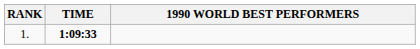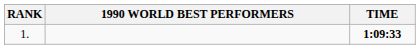columns swapped: (263, 14) <-> (78, 14)
